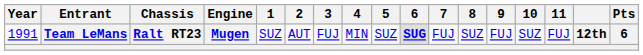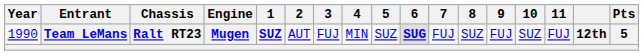(23, 34) 1991 -> (23, 34) 1990
(270, 34) normal -> (270, 34) bold
(624, 34) 6 -> (624, 34) 5
